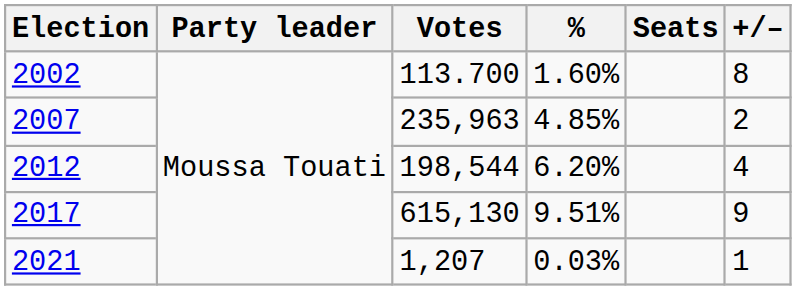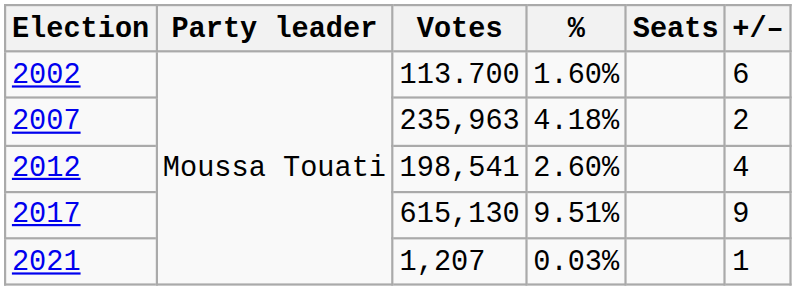(741, 75) 8 -> (741, 75) 6
(576, 122) 4.85% -> (576, 122) 4.18%
(460, 168) 198,544 -> (460, 168) 198,541
(576, 168) 6.20% -> (576, 168) 2.60%
